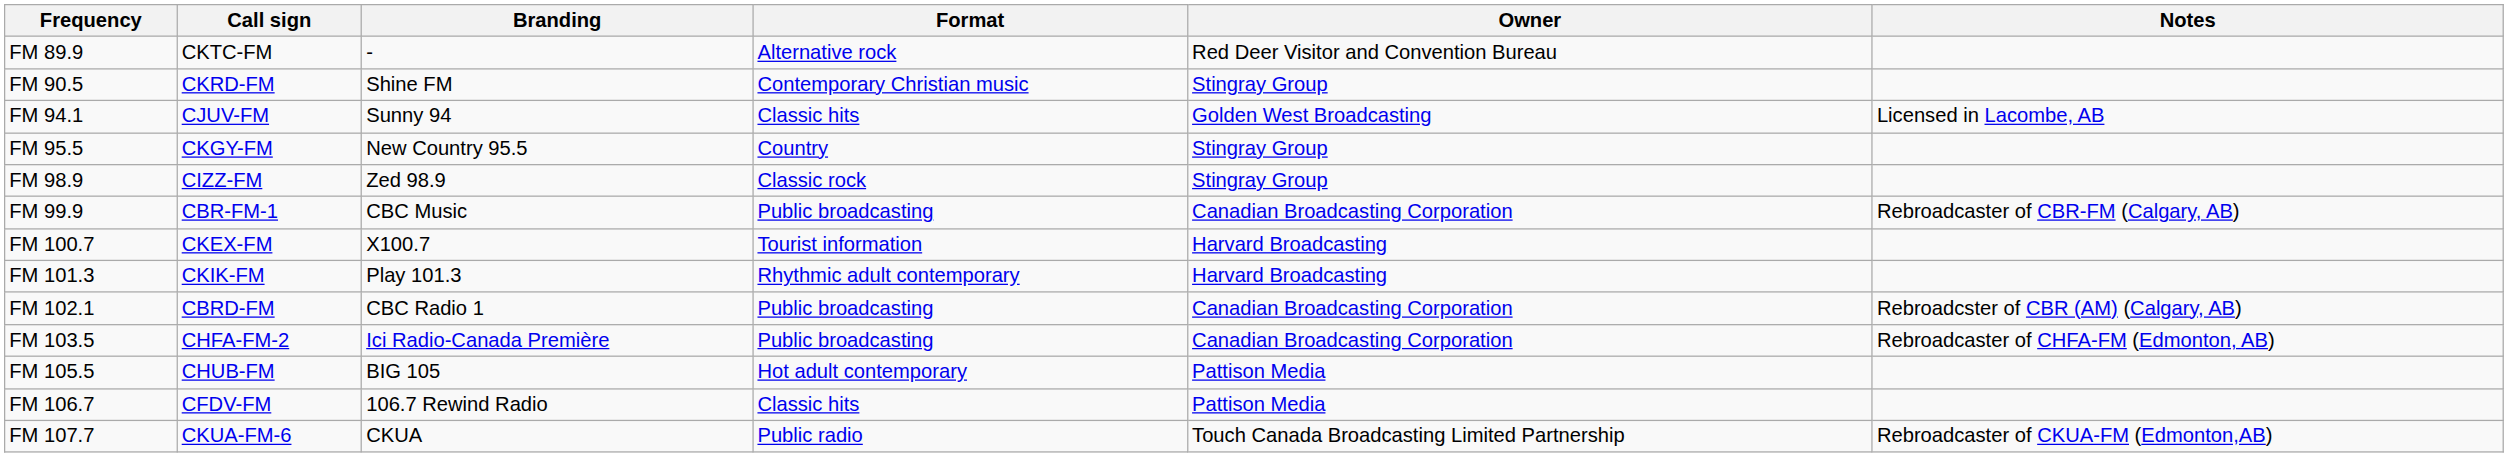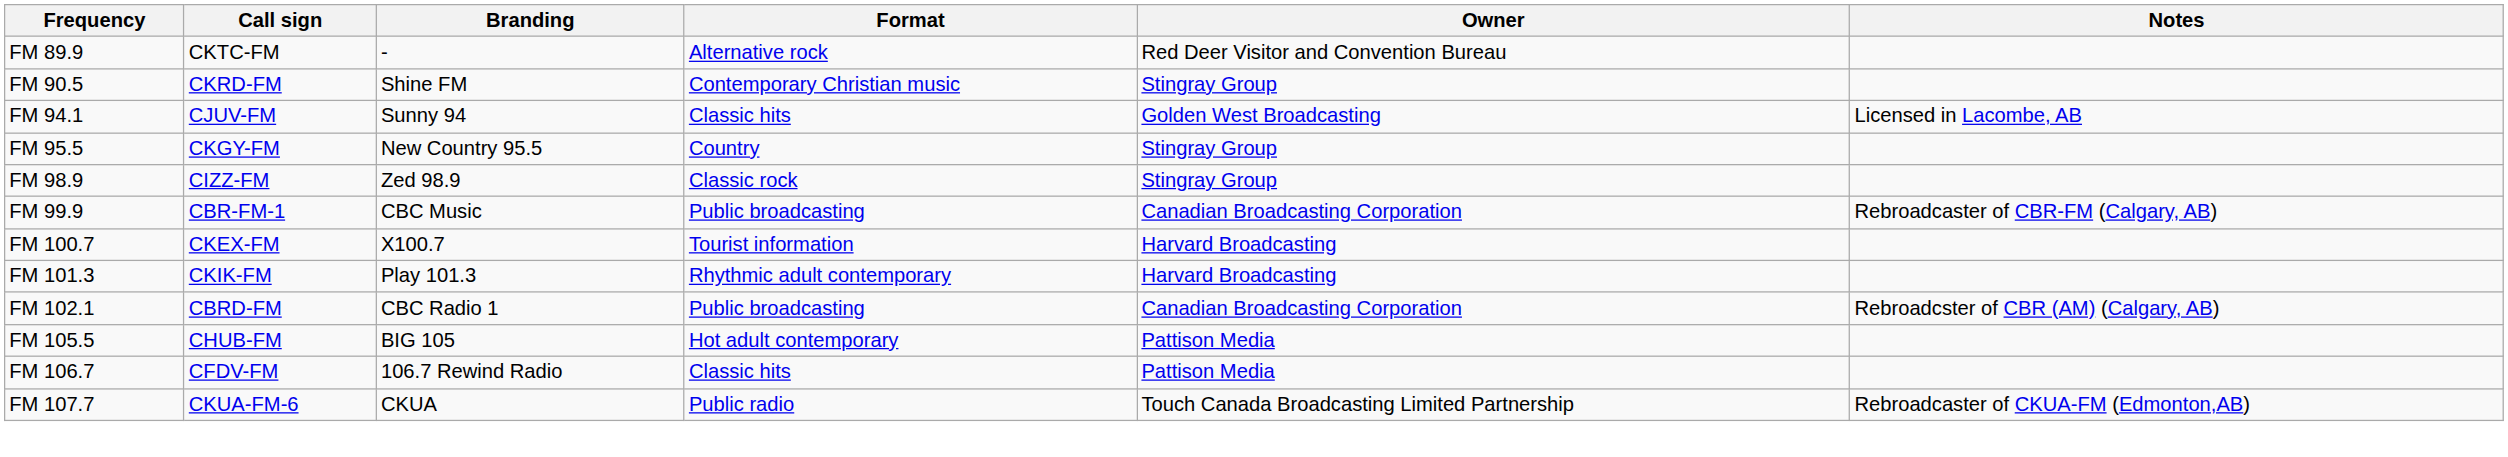- row: (52, 340)
